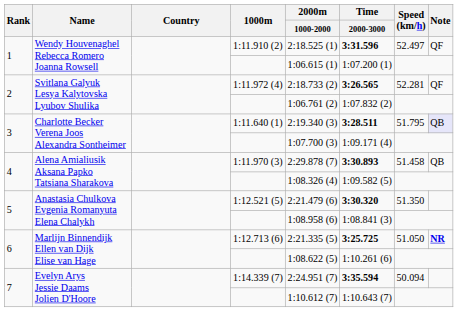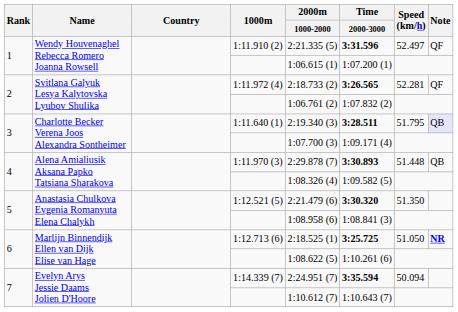(313, 46) 2:18.525 (1) -> (313, 46) 2:21.335 (5)
(410, 162) 51.458 -> (410, 162) 51.448
(313, 239) 2:21.335 (5) -> (313, 239) 2:18.525 (1)
